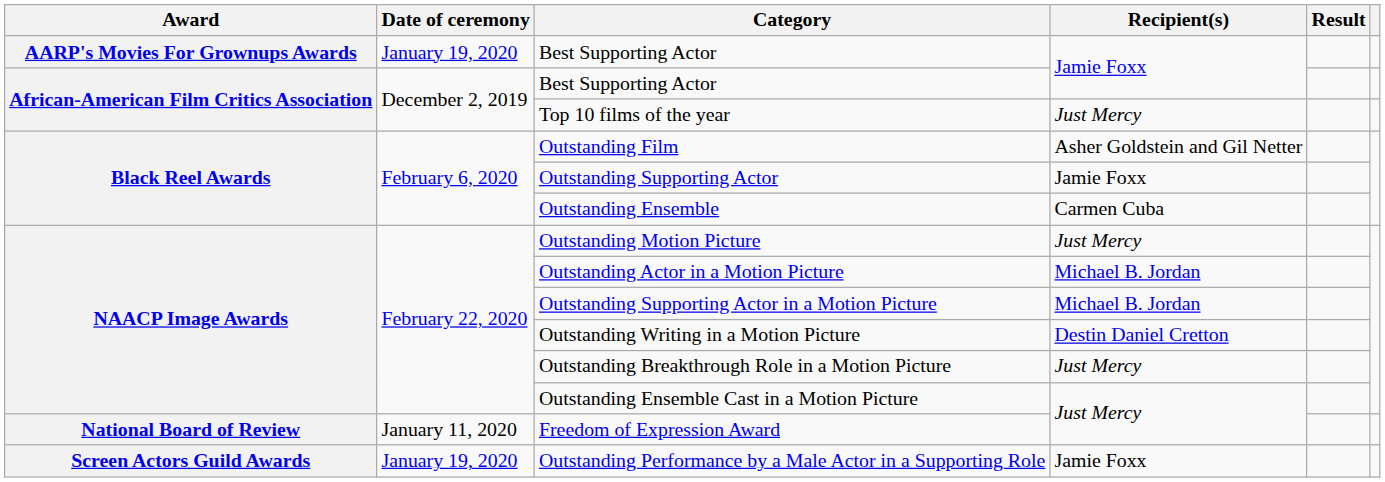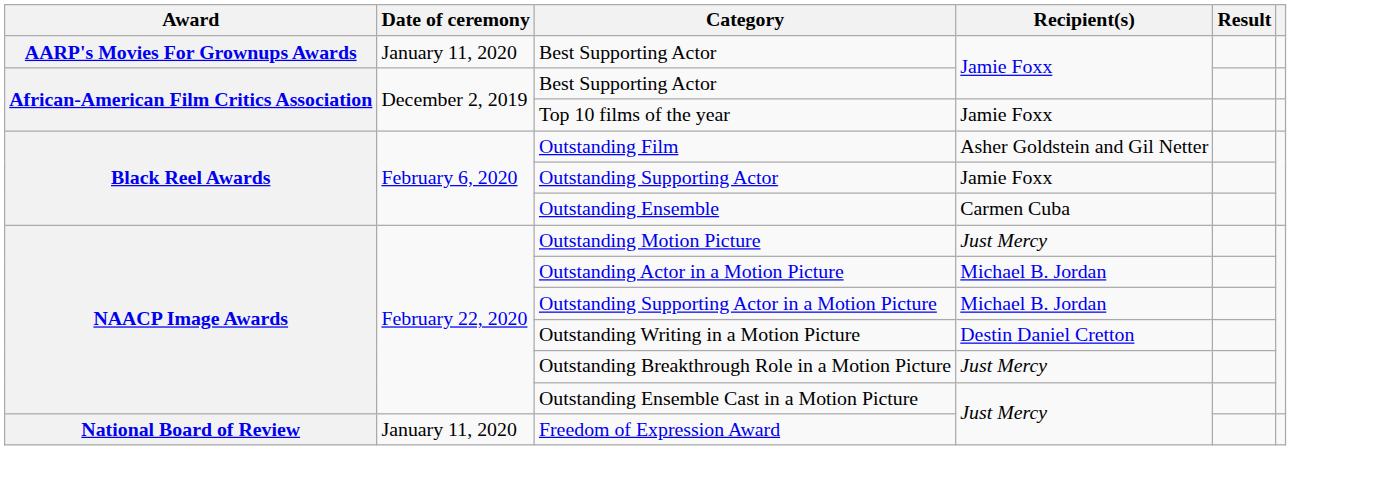(449, 51) January 19, 2020 -> (449, 51) January 11, 2020
(1098, 114) Just Mercy -> (1006, 114) Jamie Foxx
- row: (191, 460)
